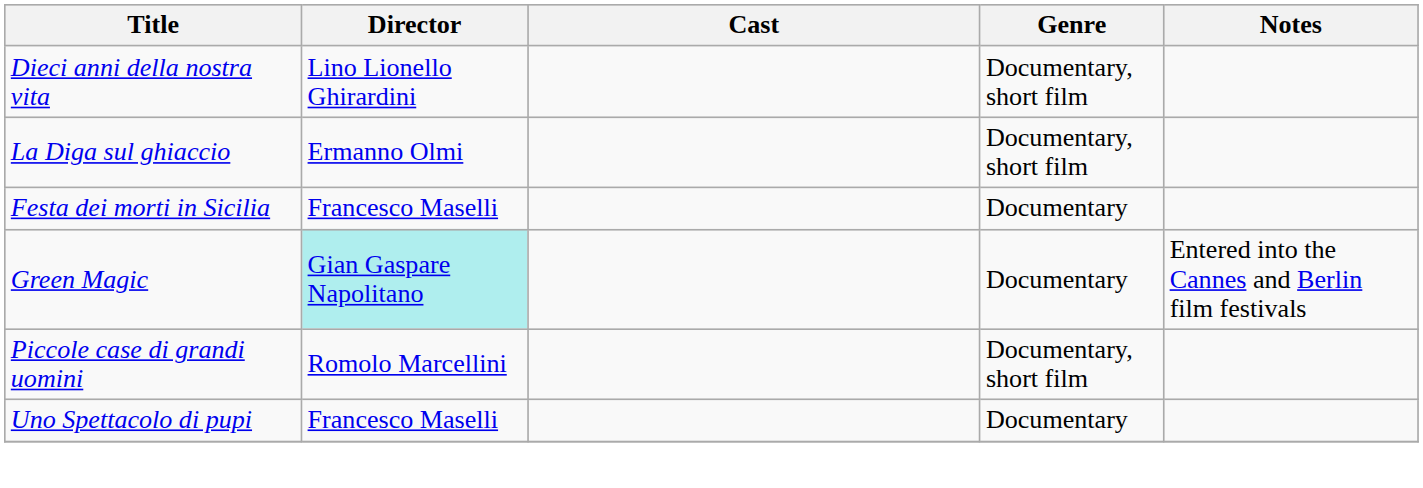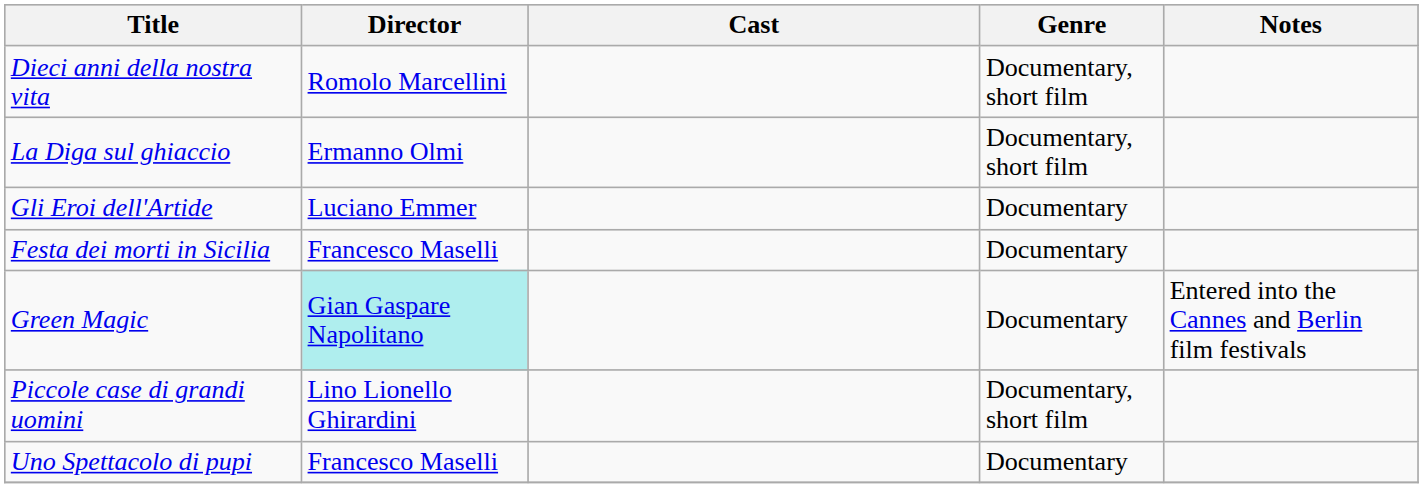(380, 81) Lino Lionello Ghirardini -> (407, 81) Romolo Marcellini
+ row: (112, 207)
(407, 364) Romolo Marcellini -> (380, 405) Lino Lionello Ghirardini
